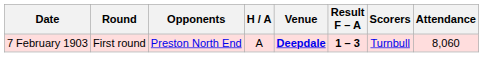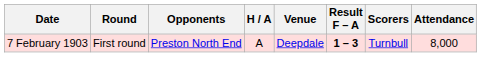(301, 43) bold -> (300, 43) normal
(446, 43) 8,060 -> (444, 43) 8,000
